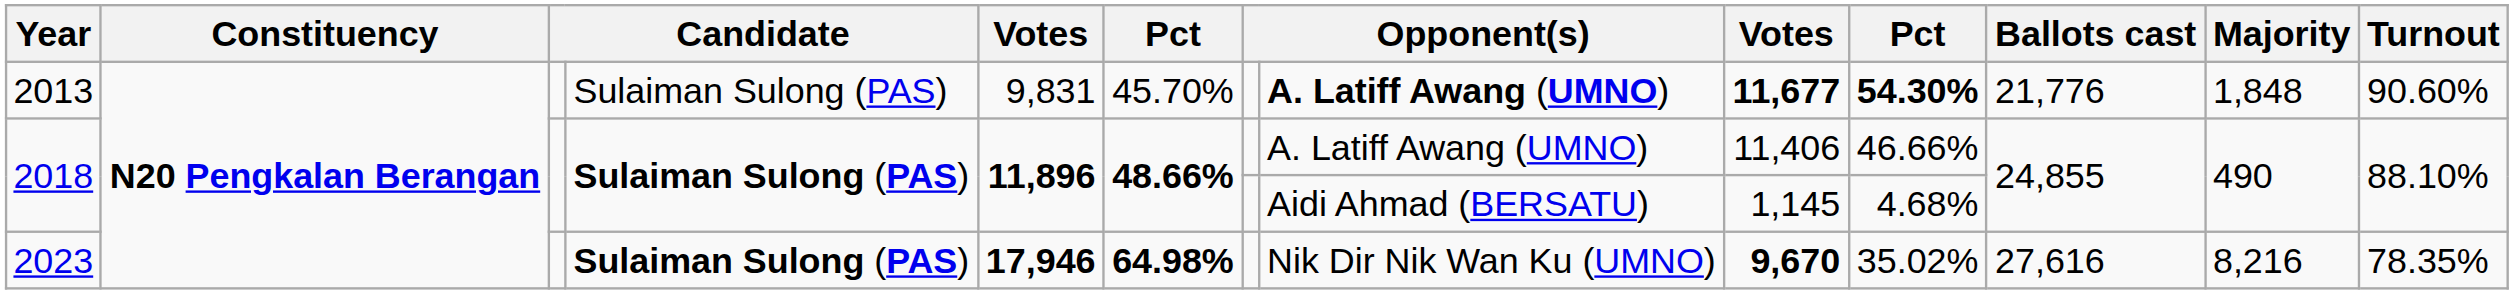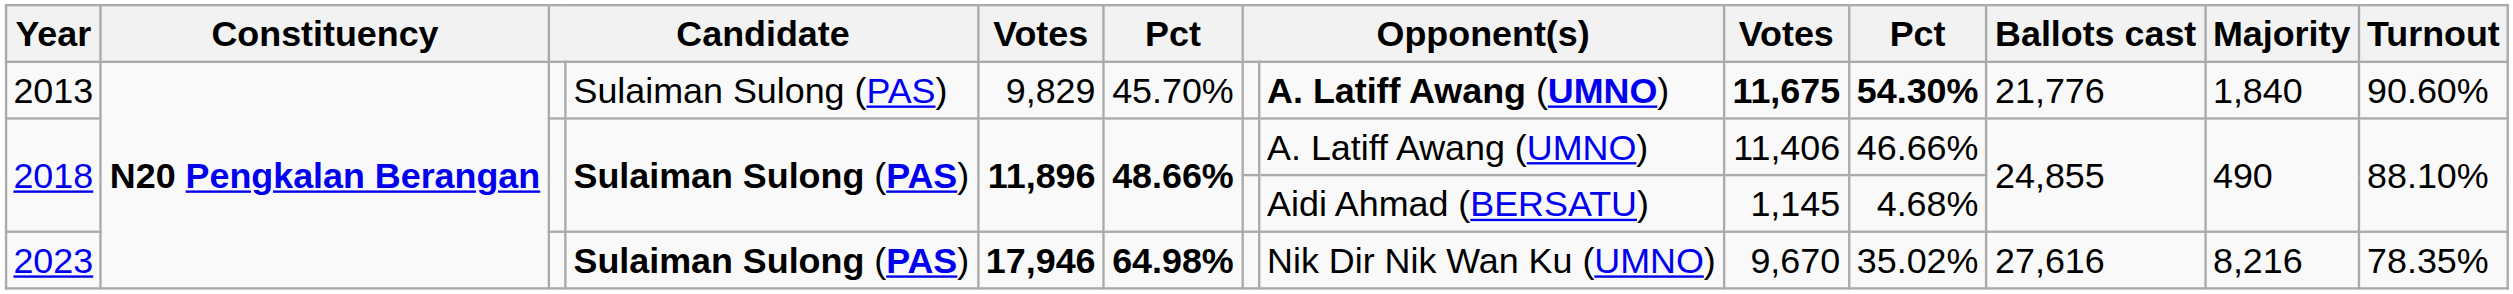(1051, 90) 9,831 -> (1051, 90) 9,829
(1786, 90) 11,677 -> (1786, 90) 11,675
(2258, 90) 1,848 -> (2258, 90) 1,840
(1795, 261) bold -> (1795, 261) normal
